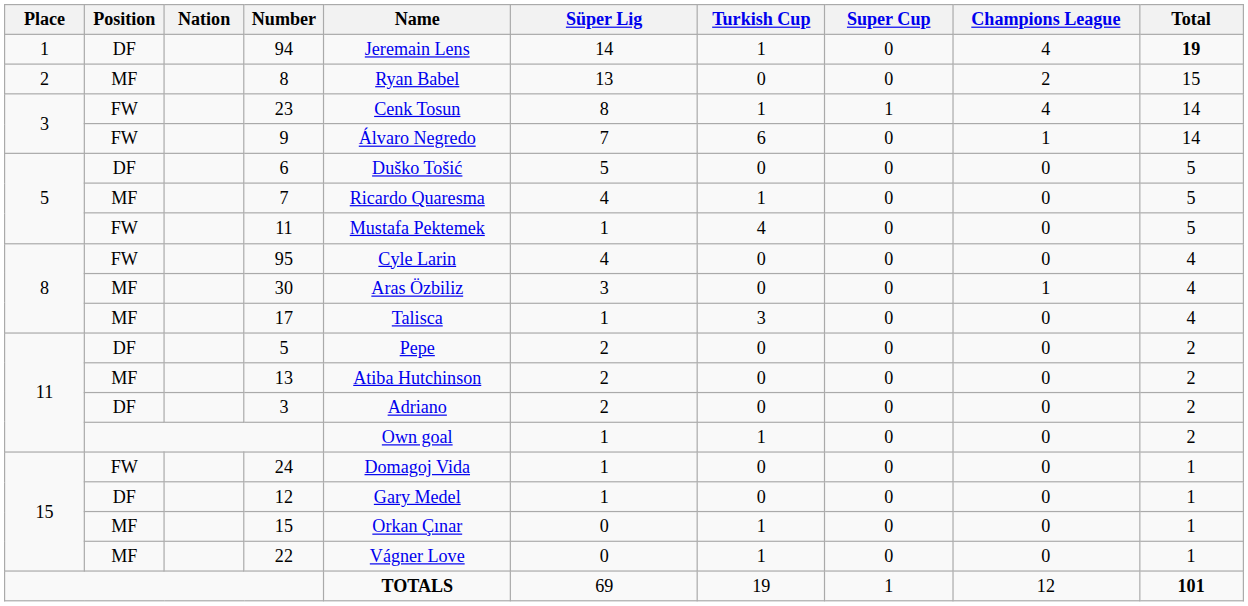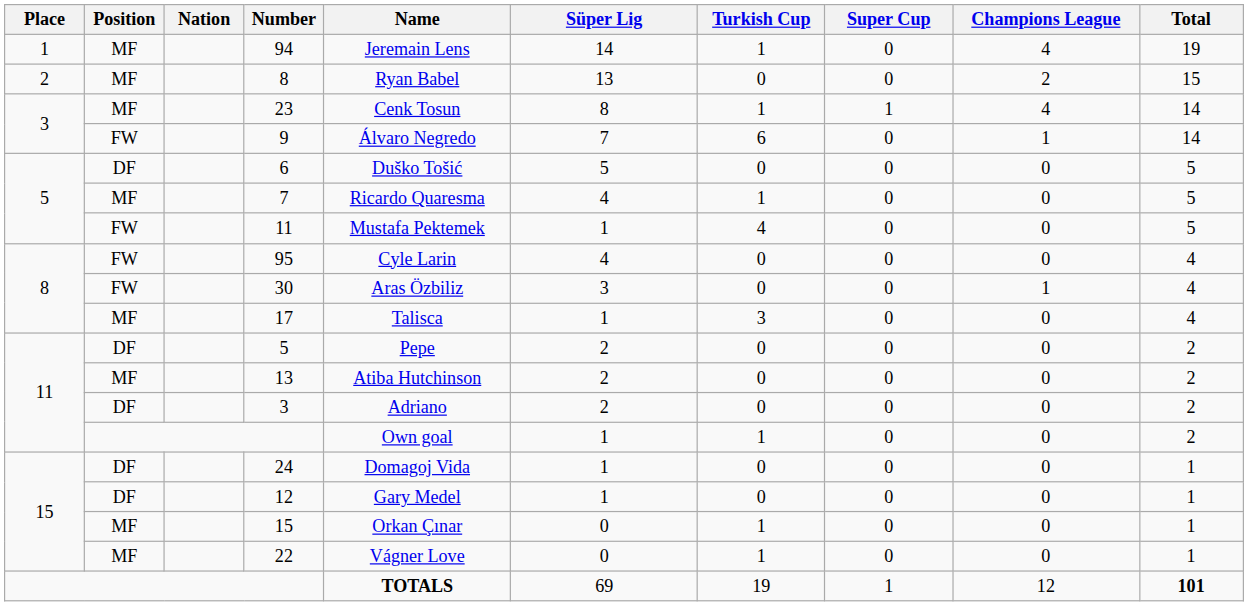(124, 49) DF -> (124, 49) MF
(1191, 49) bold -> (1191, 49) normal
(124, 109) FW -> (124, 109) MF
(124, 288) MF -> (124, 288) FW
(124, 466) FW -> (124, 466) DF
